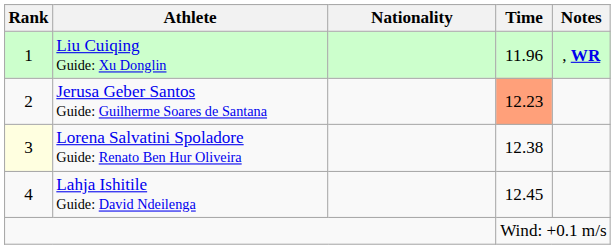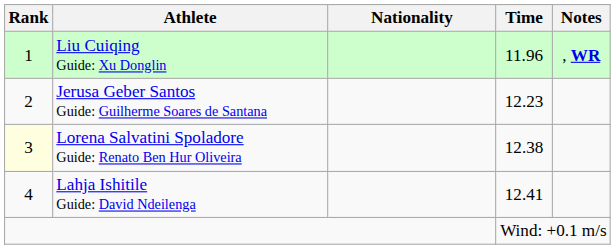(524, 101) lightsalmon background -> (524, 101) no background
(524, 194) 12.45 -> (524, 194) 12.41
